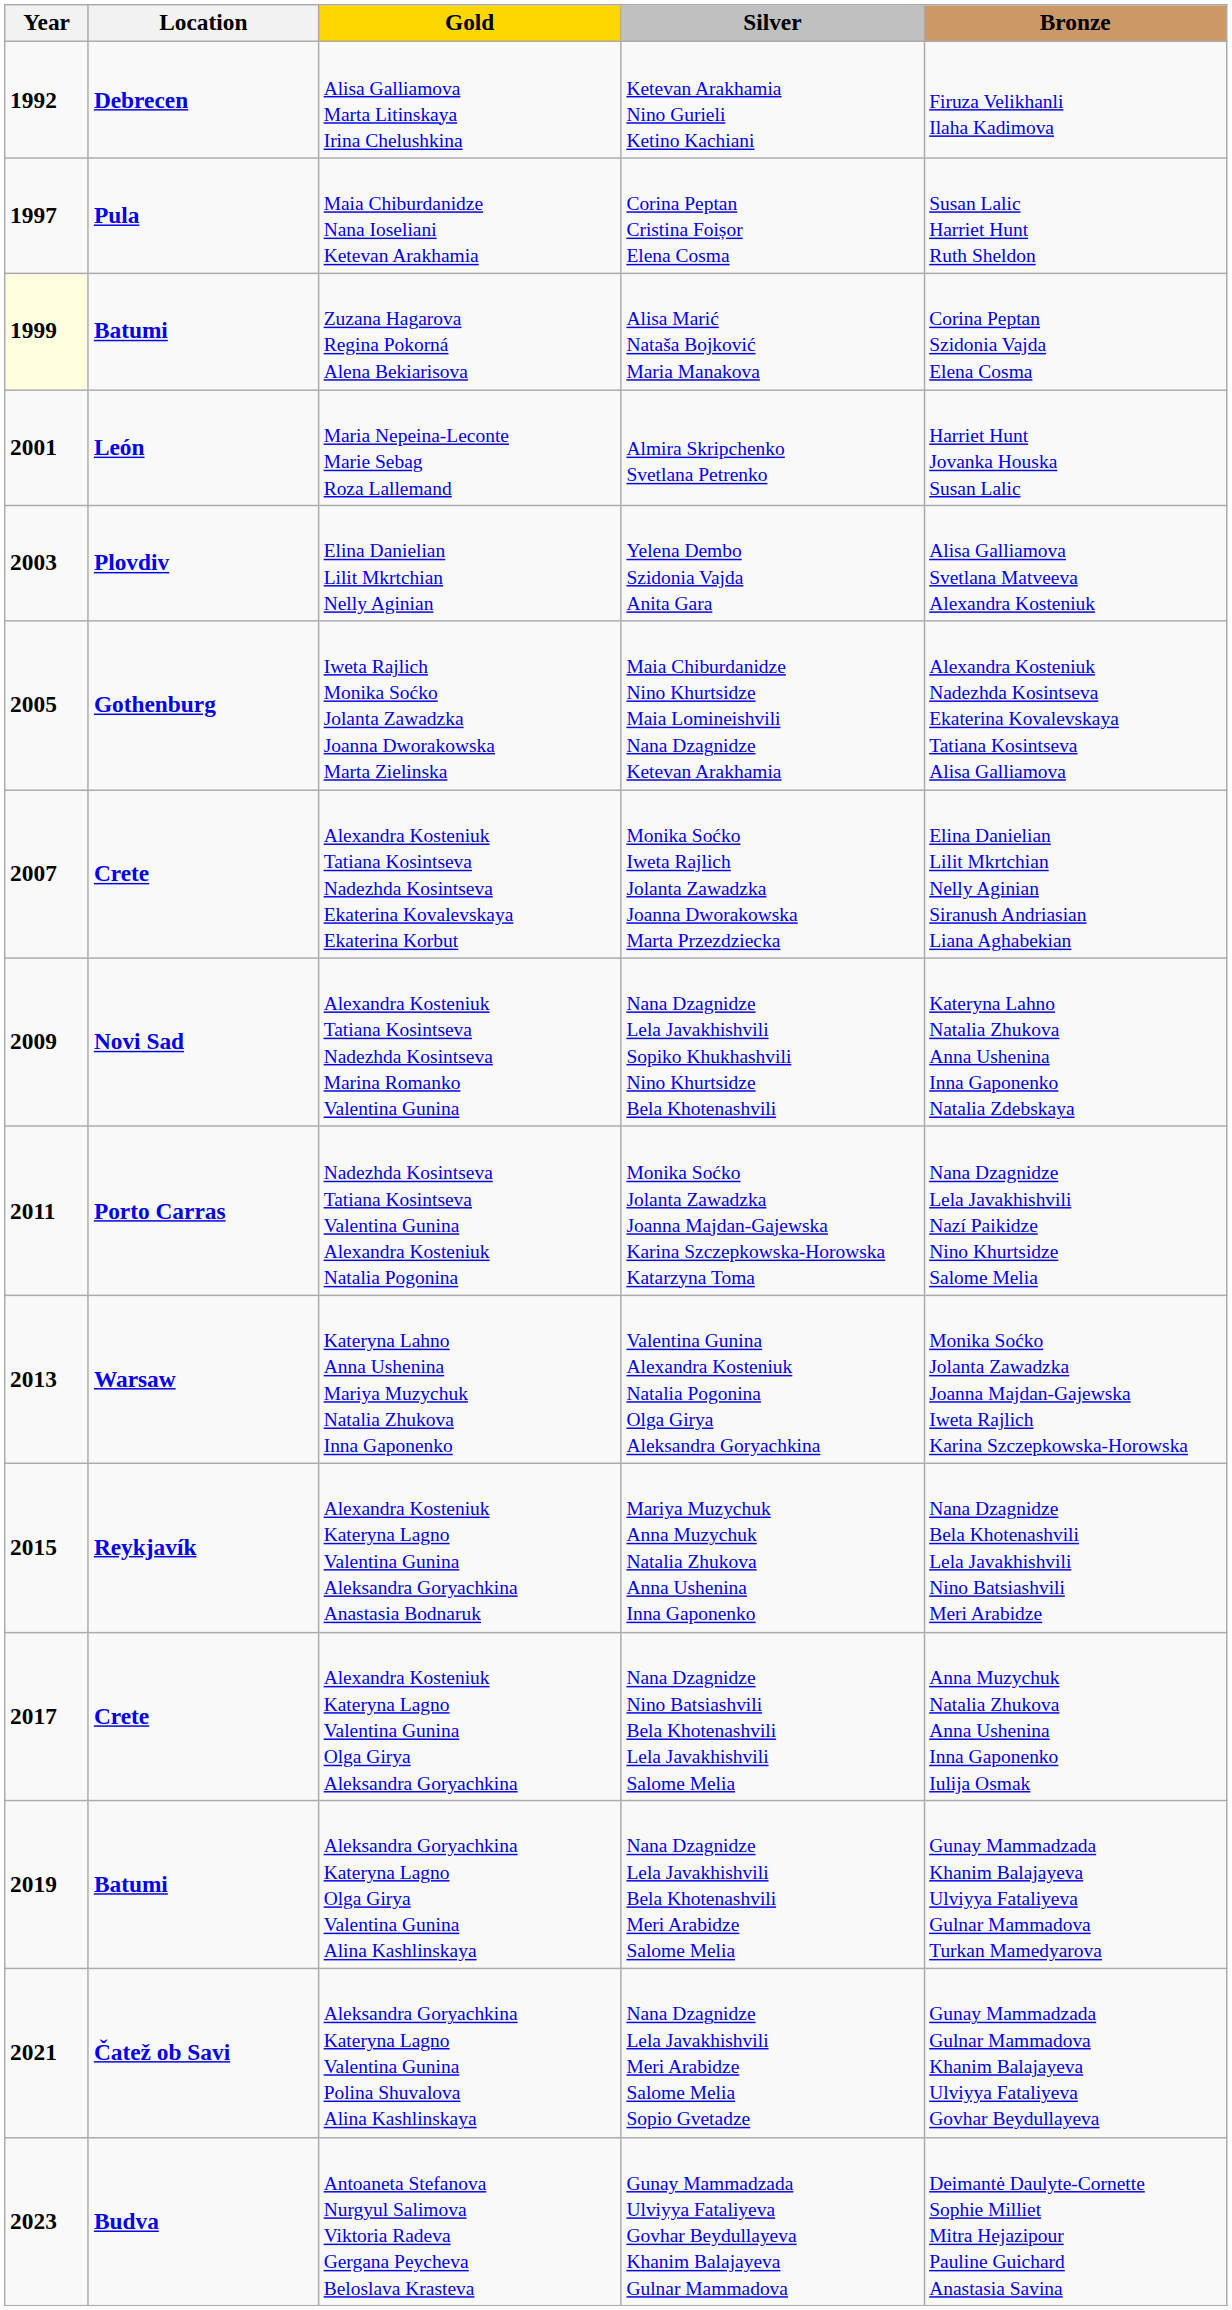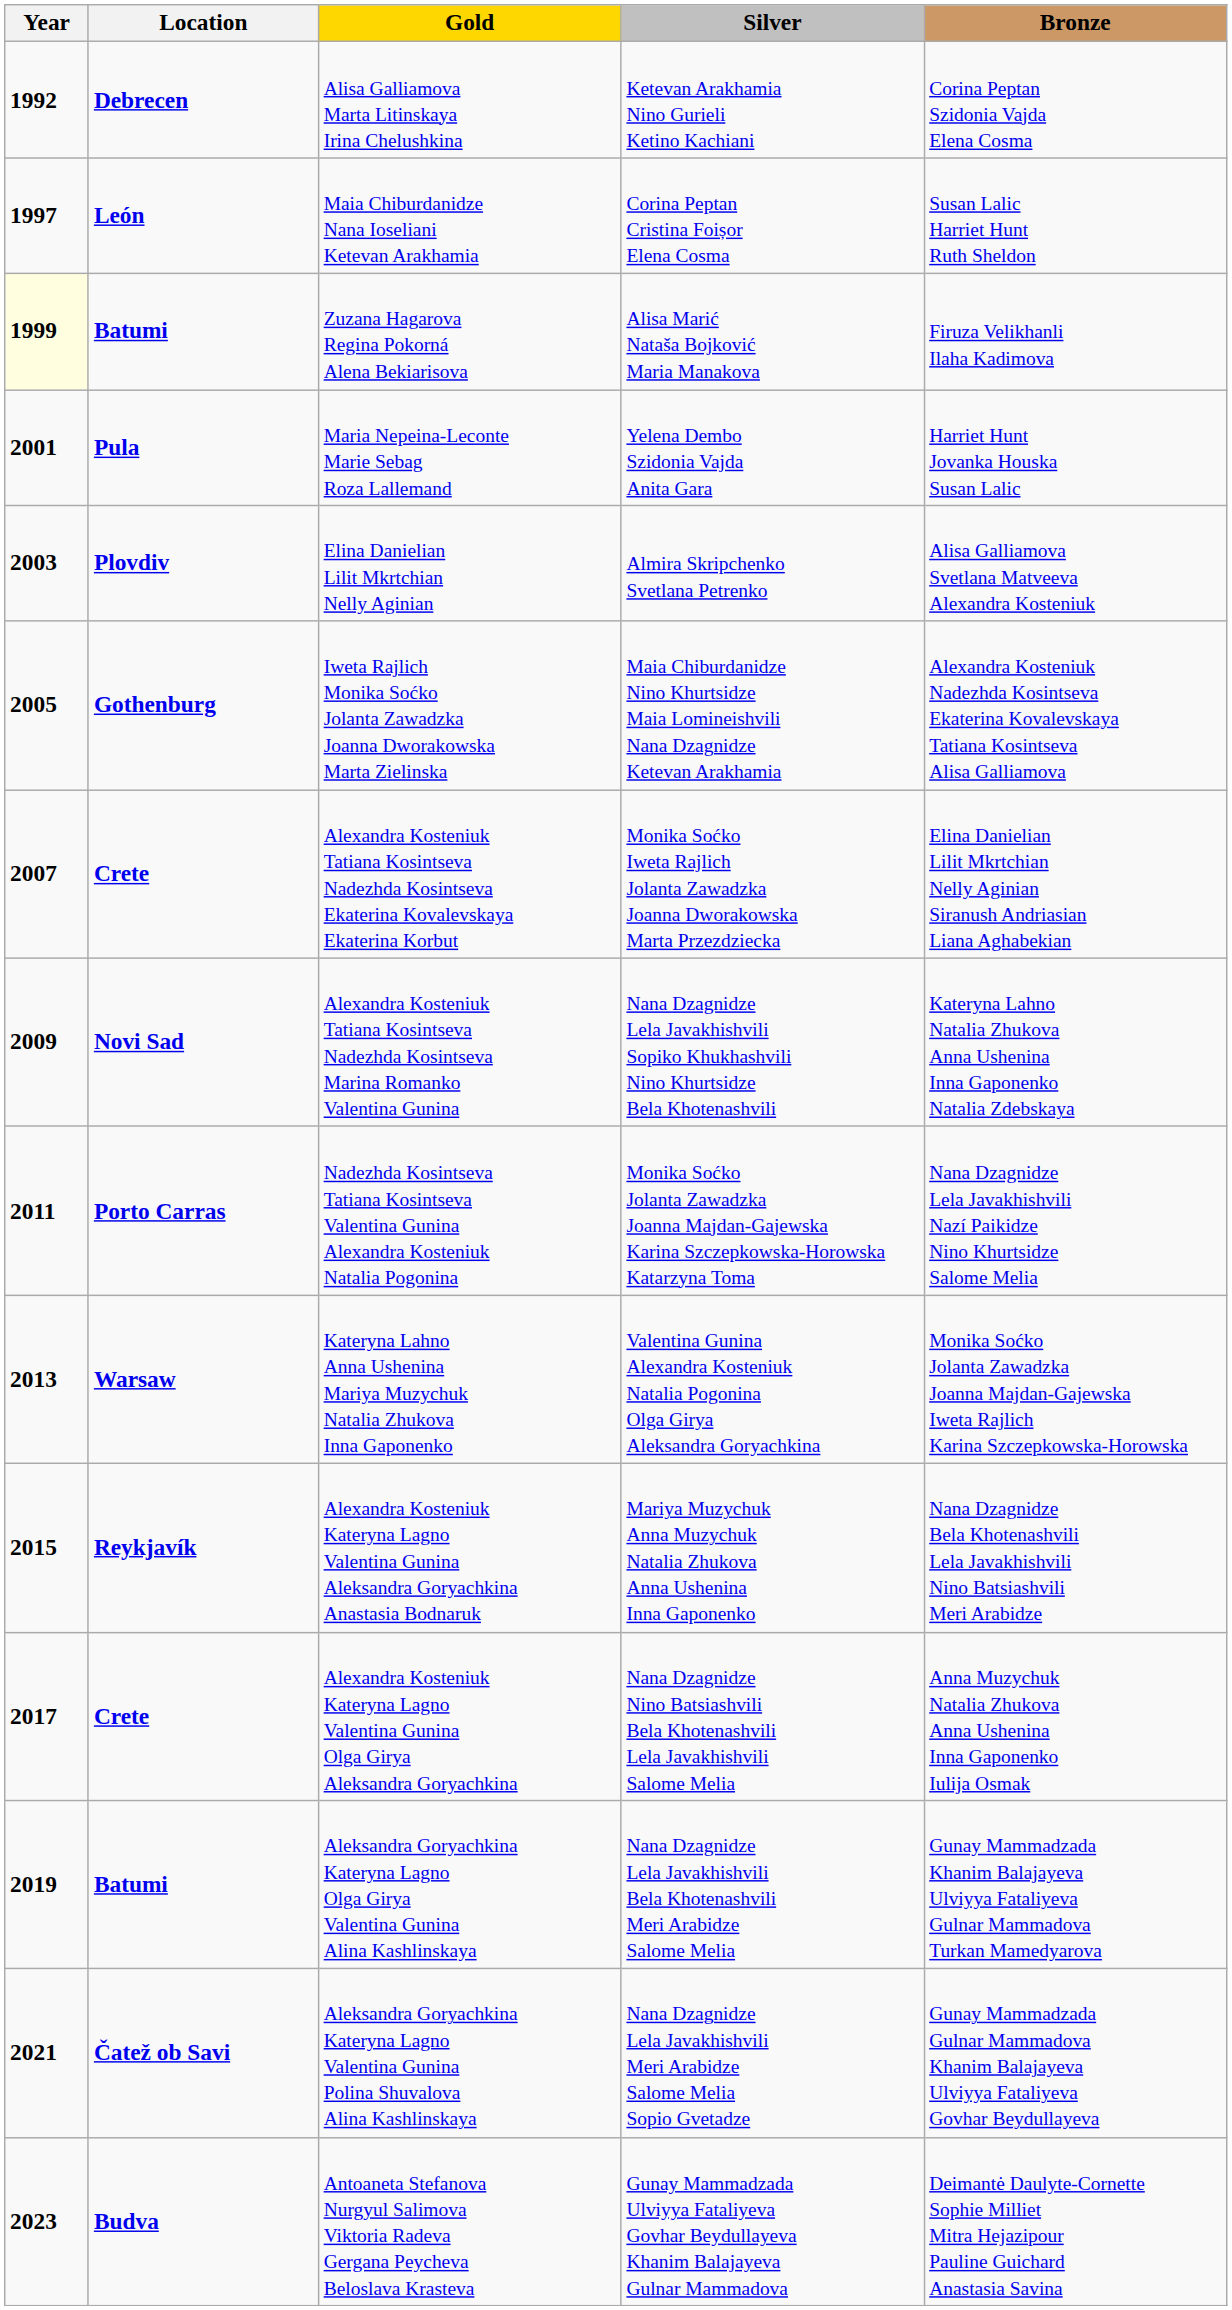(996, 114) Firuza Velikhanli Ilaha Kadimova -> (988, 114) Corina Peptan Szidonia Vajda Elena Cosma
(117, 215) Pula -> (119, 215) León
(988, 345) Corina Peptan Szidonia Vajda Elena Cosma -> (996, 345) Firuza Velikhanli Ilaha Kadimova
(119, 447) León -> (117, 447) Pula
(706, 461) Almira Skripchenko Svetlana Petrenko -> (685, 461) Yelena Dembo Szidonia Vajda Anita Gara
(685, 577) Yelena Dembo Szidonia Vajda Anita Gara -> (706, 577) Almira Skripchenko Svetlana Petrenko
